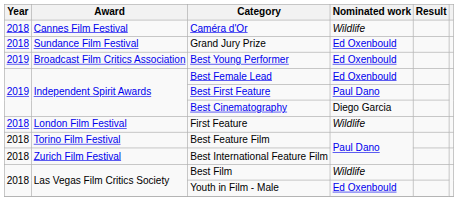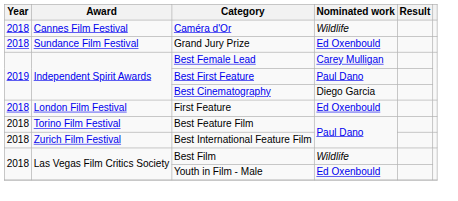- row: (239, 60)
(365, 76) Ed Oxenbould -> (350, 60) Carey Mulligan
(349, 124) Wildlife -> (348, 108) Ed Oxenbould
